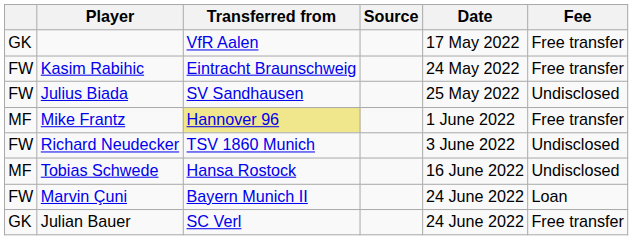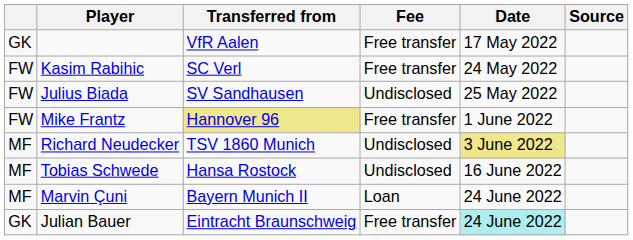columns swapped: (578, 17) <-> (391, 17)
(271, 68) Eintracht Braunschweig -> (214, 68) SC Verl
(20, 119) MF -> (21, 119) FW
(21, 145) FW -> (20, 145) MF
(471, 145) no background -> (508, 145) khaki background
(21, 196) FW -> (20, 196) MF
(214, 222) SC Verl -> (271, 222) Eintracht Braunschweig
(475, 222) no background -> (513, 222) paleturquoise background
